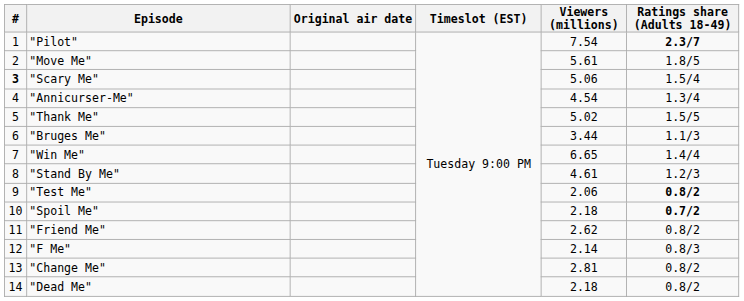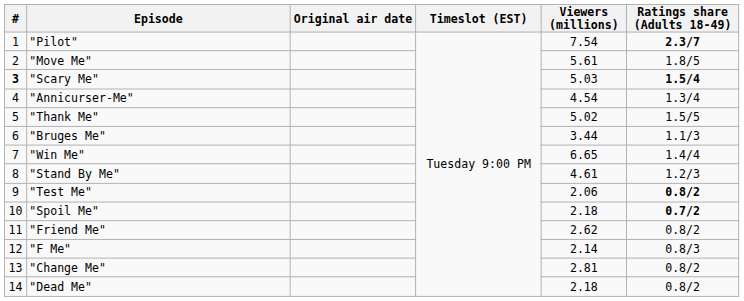(584, 79) 5.06 -> (584, 79) 5.03
(683, 79) normal -> (683, 79) bold
